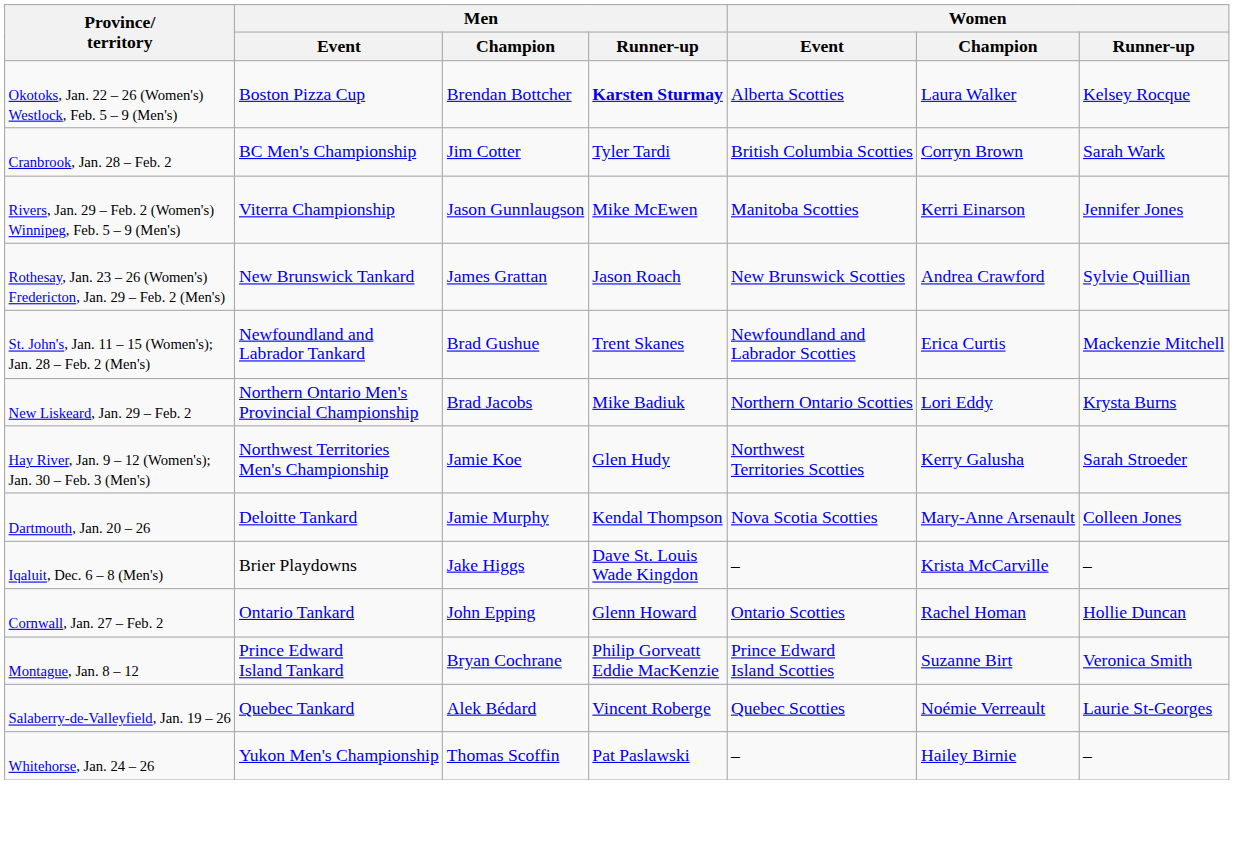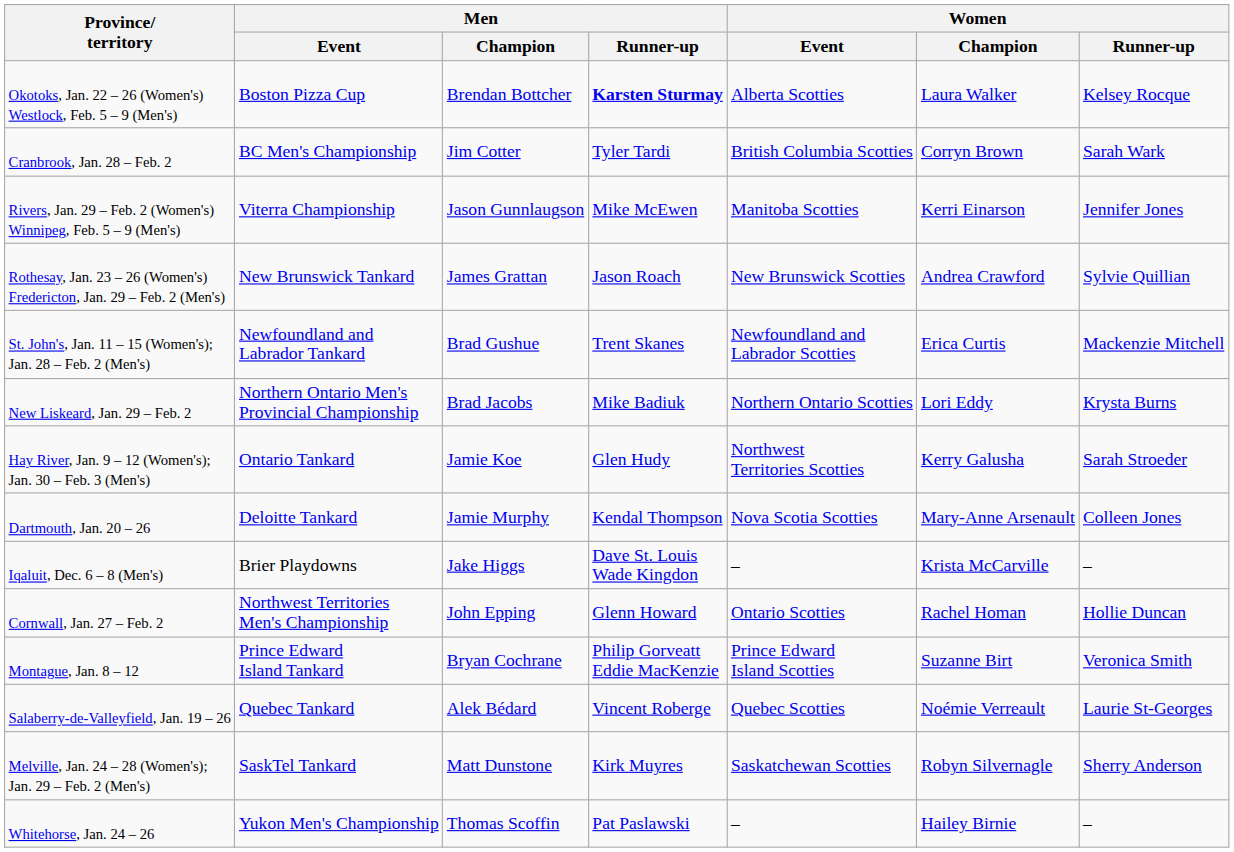(314, 459) Northwest Territories Men's Championship -> (297, 459) Ontario Tankard
(297, 612) Ontario Tankard -> (314, 612) Northwest Territories Men's Championship
+ row: (108, 776)
